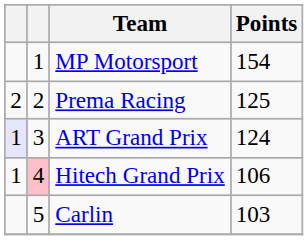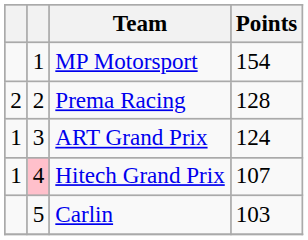(253, 99) 125 -> (253, 99) 128
(16, 137) lavender background -> (16, 137) no background
(253, 175) 106 -> (253, 175) 107
